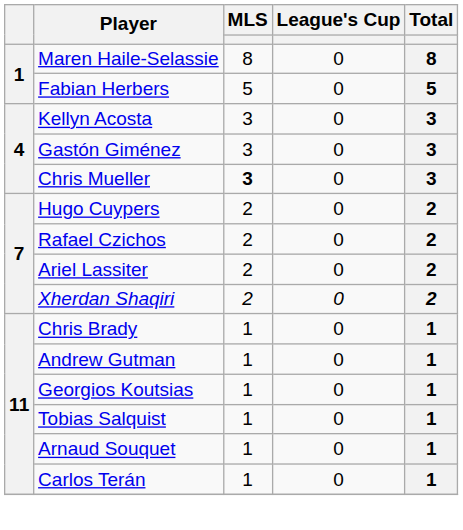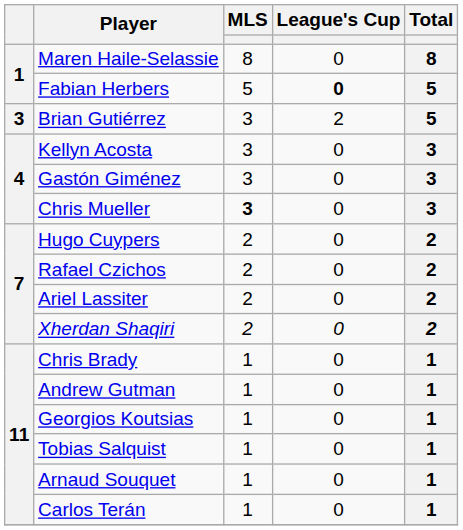(338, 89) normal -> (338, 89) bold
+ row: (102, 119)
